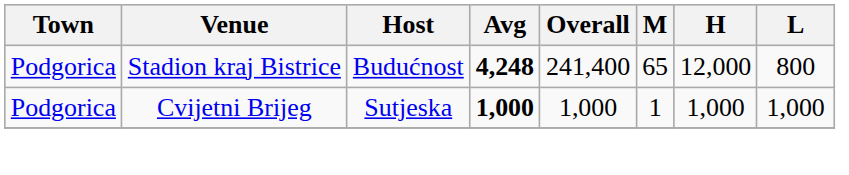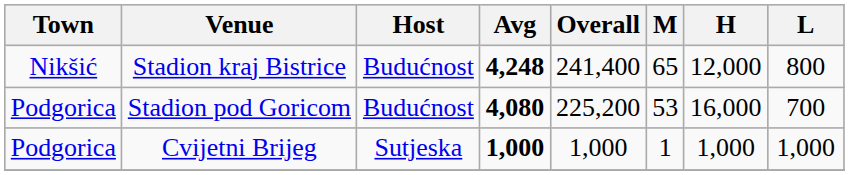(63, 66) Podgorica -> (63, 66) Nikšić
+ row: (239, 107)
